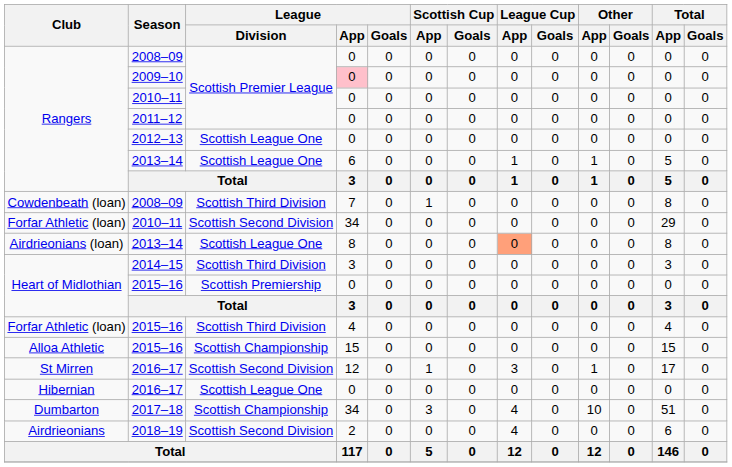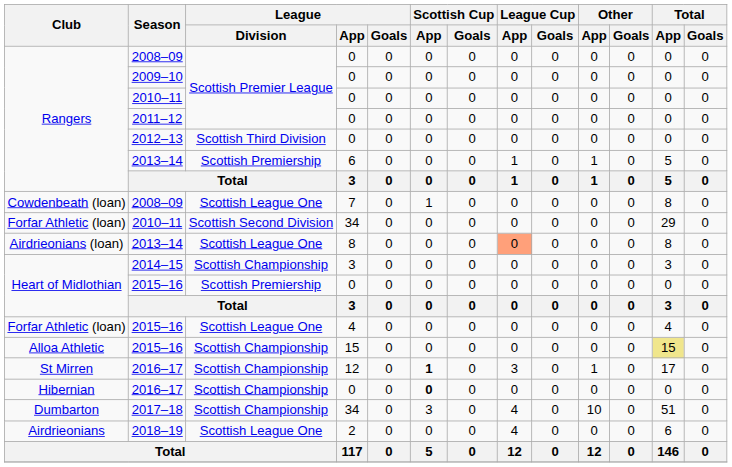(352, 77) pink background -> (352, 77) no background
(261, 139) Scottish League One -> (261, 139) Scottish Third Division
(261, 160) Scottish League One -> (261, 160) Scottish Premiership
(261, 202) Scottish Third Division -> (261, 202) Scottish League One
(261, 264) Scottish Third Division -> (261, 264) Scottish Championship
(261, 327) Scottish Third Division -> (261, 327) Scottish League One
(668, 347) no background -> (668, 347) khaki background
(261, 368) Scottish Second Division -> (261, 368) Scottish Championship
(429, 368) normal -> (429, 368) bold
(261, 389) Scottish League One -> (261, 389) Scottish Championship
(429, 389) normal -> (429, 389) bold
(261, 431) Scottish Second Division -> (261, 431) Scottish League One
